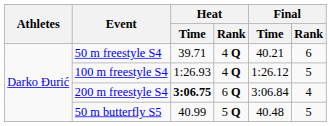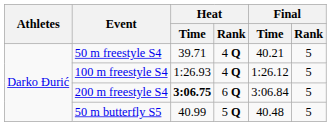(309, 53) 6 -> (309, 53) 5
(309, 92) 4 -> (309, 92) 5
